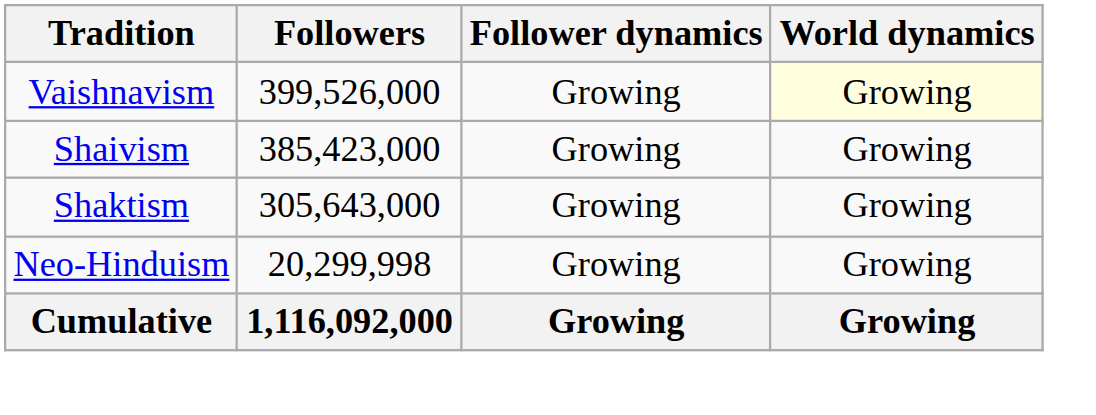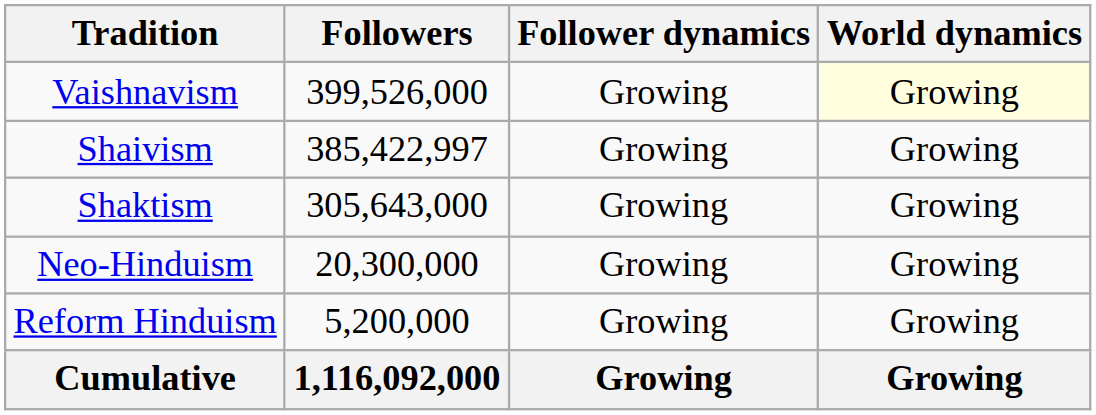(350, 148) 385,423,000 -> (397, 148) 385,422,997
(350, 263) 20,299,998 -> (397, 263) 20,300,000
+ row: (145, 321)
